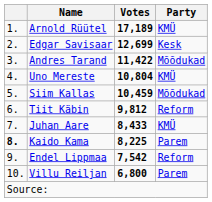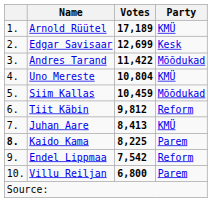(132, 125) 8,433 -> (132, 125) 8,413
